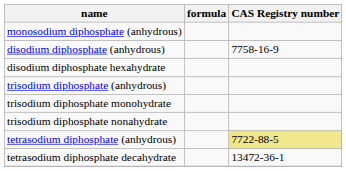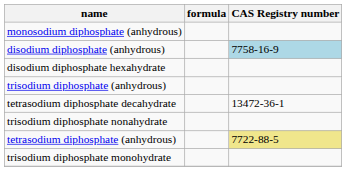(255, 49) no background -> (255, 49) lightblue background
rows swapped: (89, 103) <-> (92, 157)
